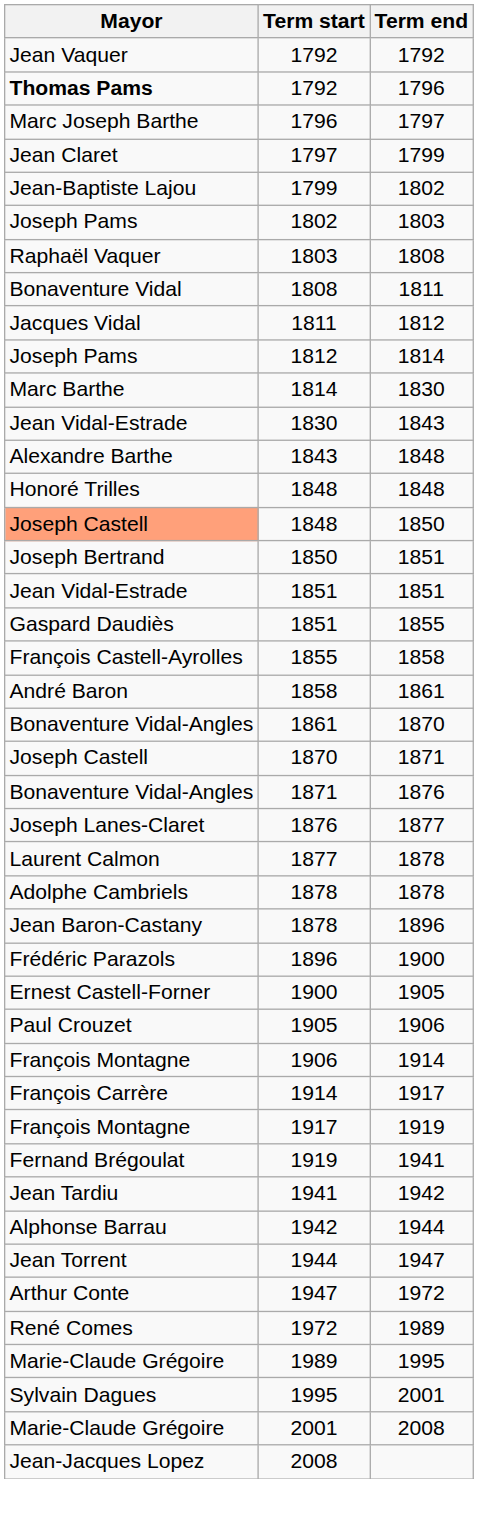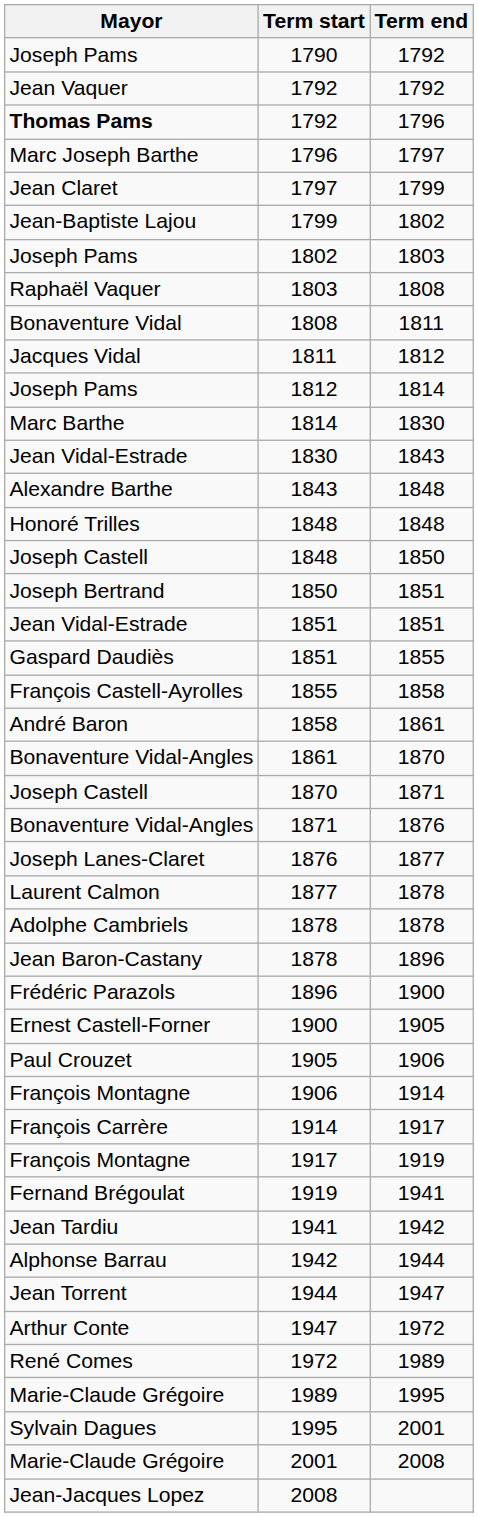+ row: (314, 54)
(79, 523) lightsalmon background -> (79, 557) no background
